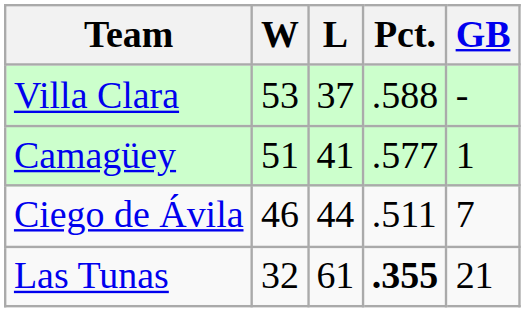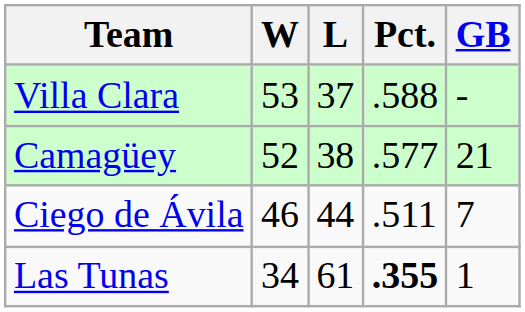(280, 154) 51 -> (280, 154) 52
(335, 154) 41 -> (335, 154) 38
(465, 154) 1 -> (475, 154) 21
(280, 275) 32 -> (280, 275) 34
(475, 275) 21 -> (465, 275) 1
